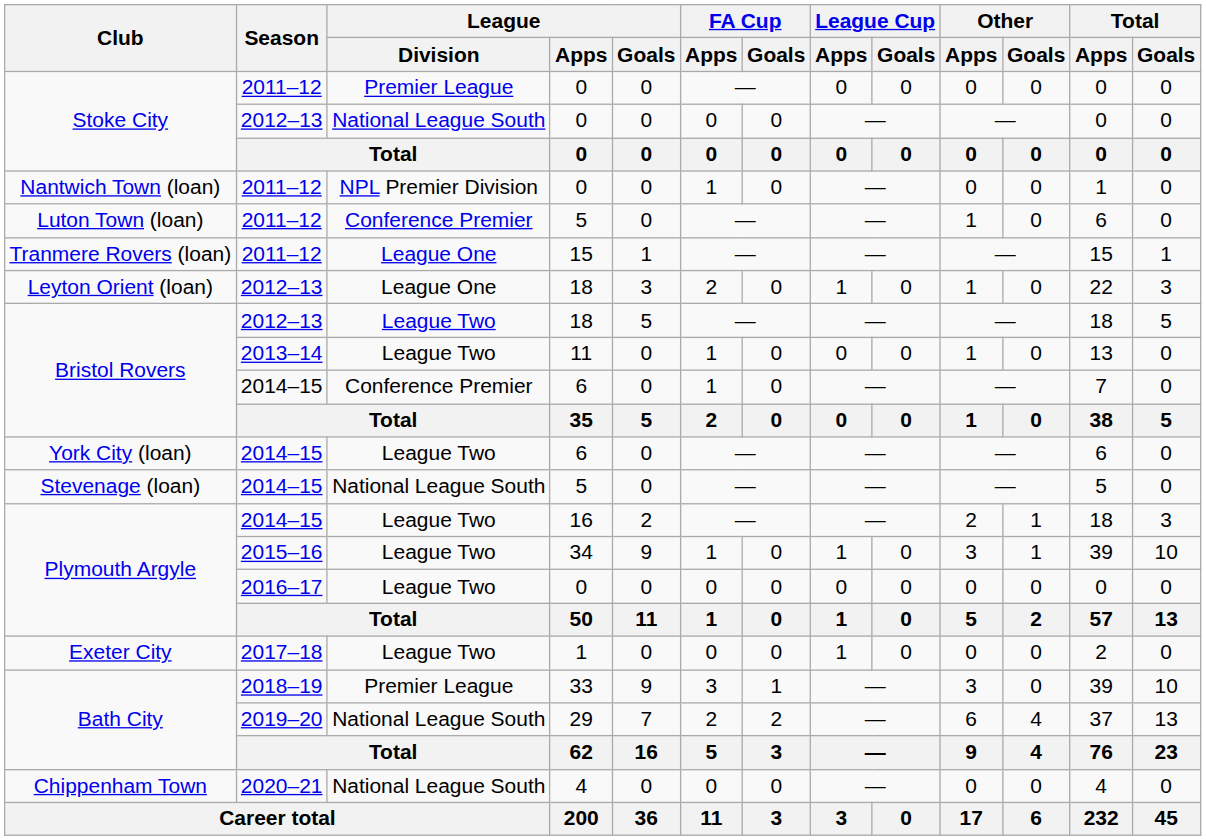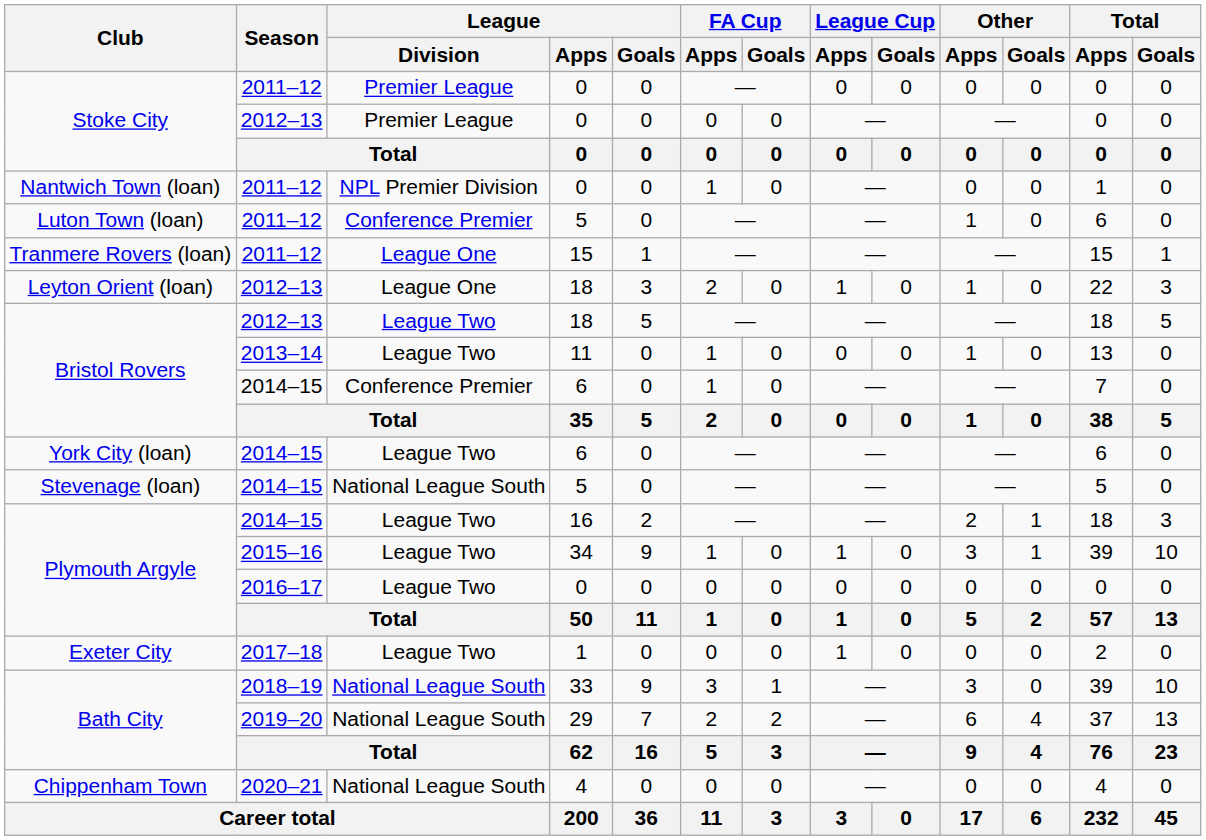(439, 120) National League South -> (439, 120) Premier League
(439, 685) Premier League -> (439, 685) National League South
